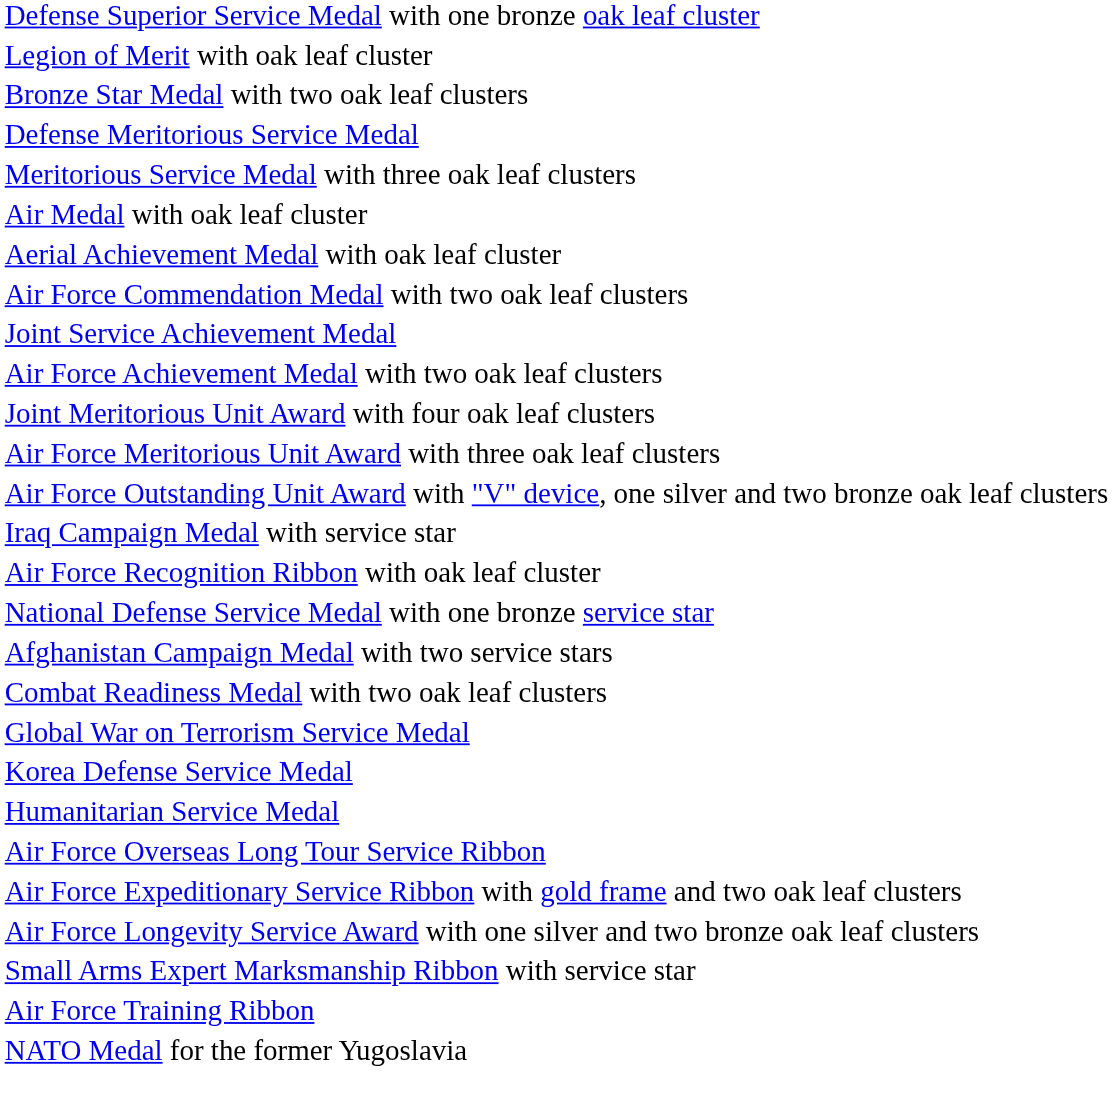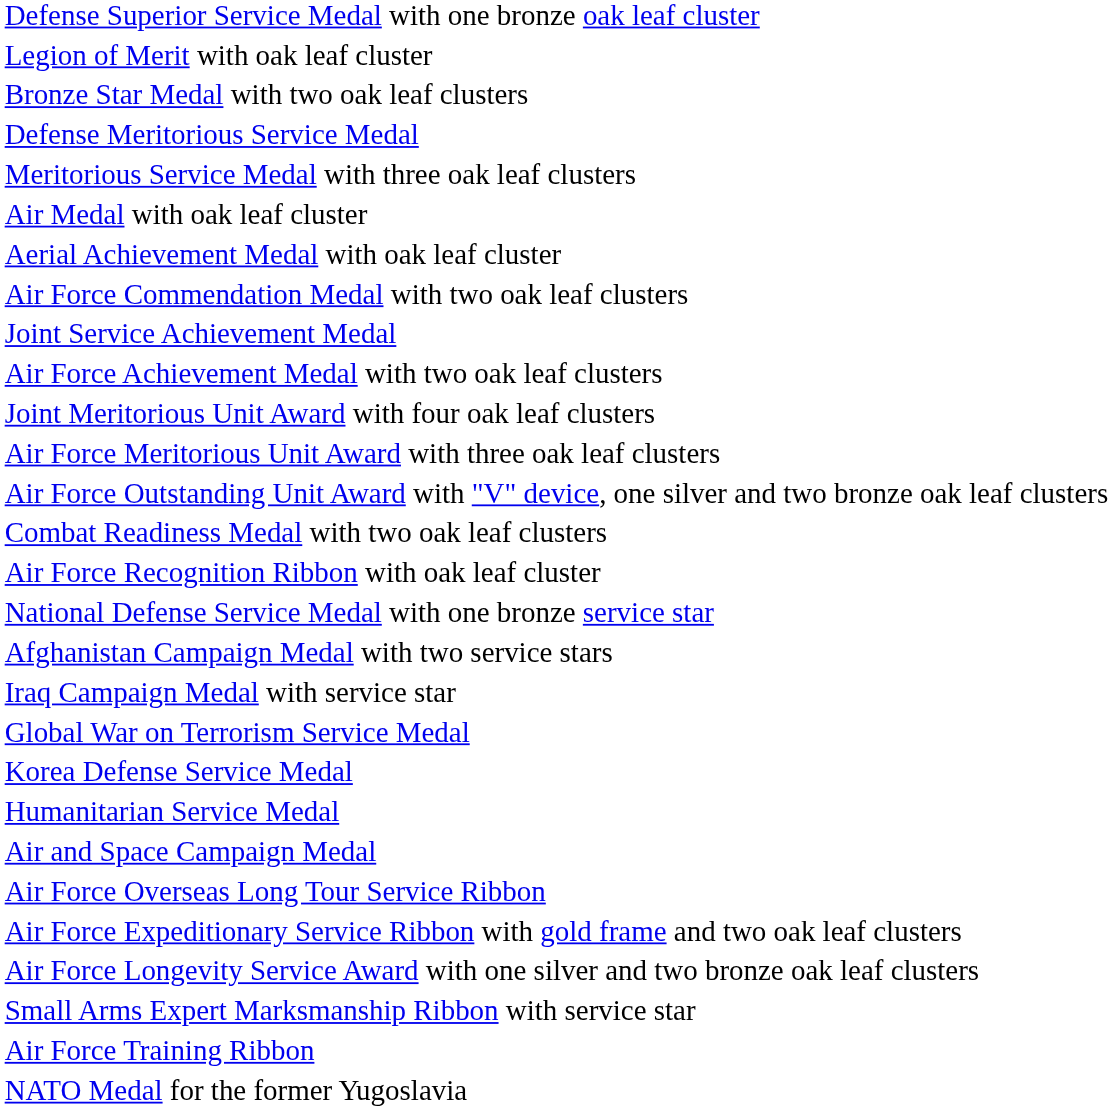rows swapped: (306, 692) <-> (230, 532)
+ row: (190, 851)
